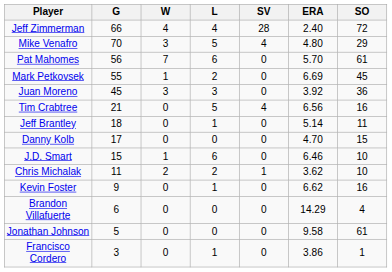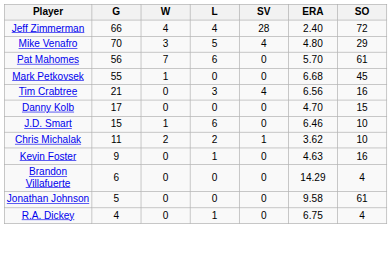(215, 76) 2 -> (215, 76) 0
(313, 76) 6.69 -> (313, 76) 6.68
- row: (48, 92)
(215, 108) 5 -> (215, 92) 3
- row: (48, 124)
(313, 188) 6.62 -> (313, 156) 4.63
+ row: (48, 215)
- row: (48, 253)
